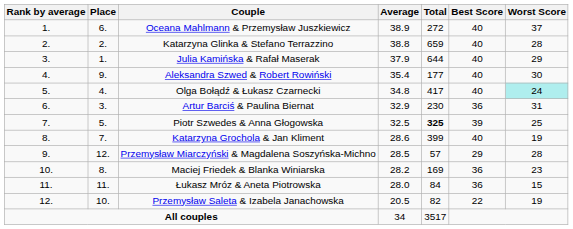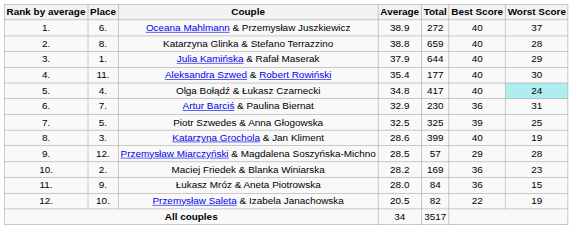(103, 43) 2. -> (103, 43) 8.
(103, 75) 9. -> (103, 75) 11.
(103, 106) 3. -> (103, 106) 7.
(435, 122) bold -> (435, 122) normal
(103, 138) 7. -> (103, 138) 3.
(103, 169) 8. -> (103, 169) 2.
(103, 185) 11. -> (103, 185) 9.
